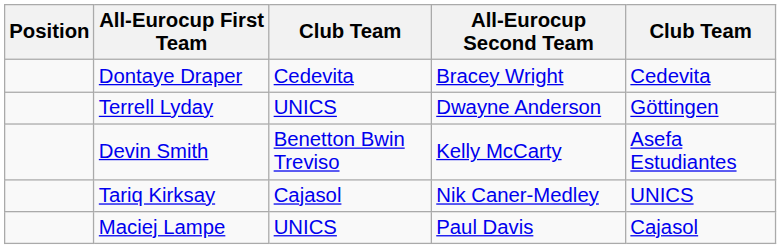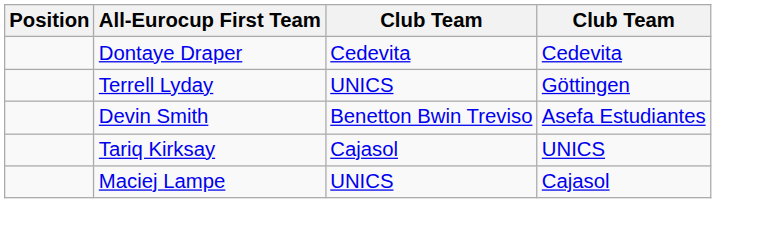- column: (529, 32)
